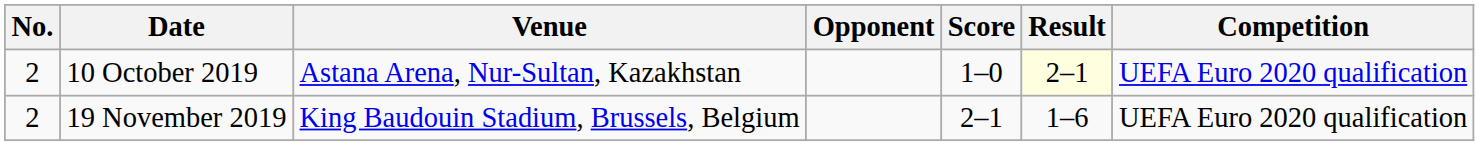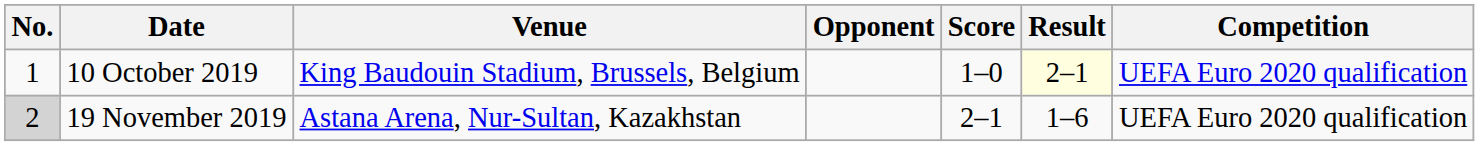(32, 72) 2 -> (32, 72) 1
(520, 72) Astana Arena, Nur-Sultan, Kazakhstan -> (550, 72) King Baudouin Stadium, Brussels, Belgium
(32, 117) no background -> (32, 117) lightgrey background
(550, 117) King Baudouin Stadium, Brussels, Belgium -> (520, 117) Astana Arena, Nur-Sultan, Kazakhstan
